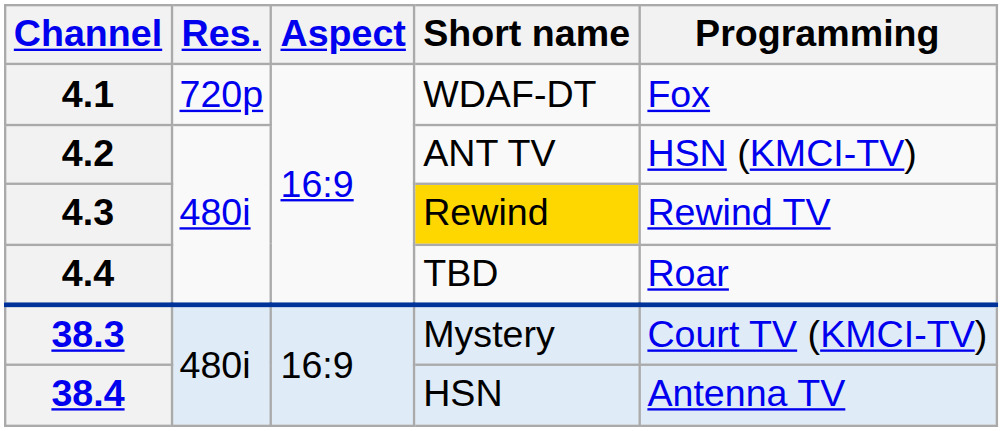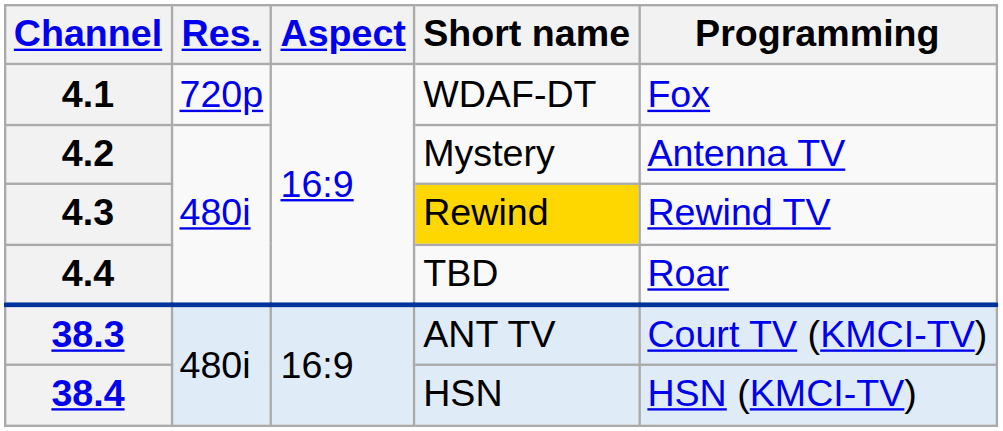(489, 153) ANT TV -> (489, 153) Mystery
(782, 153) HSN (KMCI-TV) -> (746, 153) Antenna TV
(489, 334) Mystery -> (489, 334) ANT TV
(746, 394) Antenna TV -> (782, 394) HSN (KMCI-TV)
